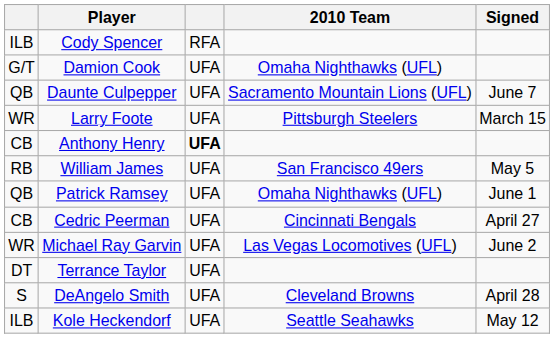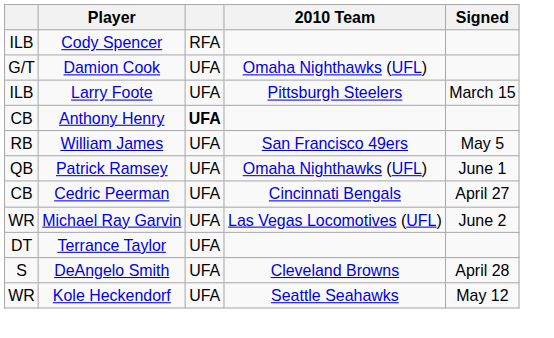- row: (112, 93)
(22, 118) WR -> (22, 93) ILB
(22, 321) ILB -> (22, 295) WR
